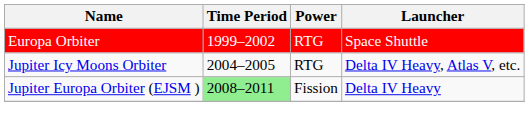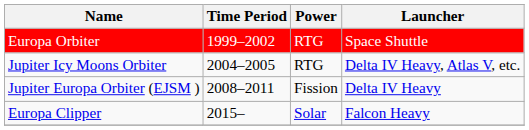(241, 88) lightgreen background -> (241, 88) no background
+ row: (55, 112)
